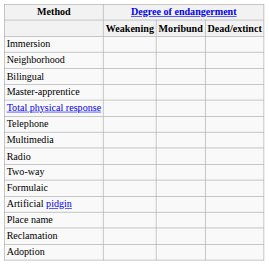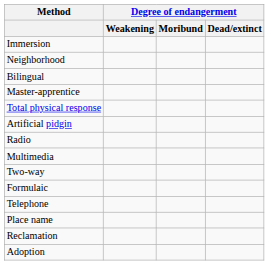rows swapped: (28, 124) <-> (39, 204)
rows swapped: (19, 156) <-> (30, 140)
